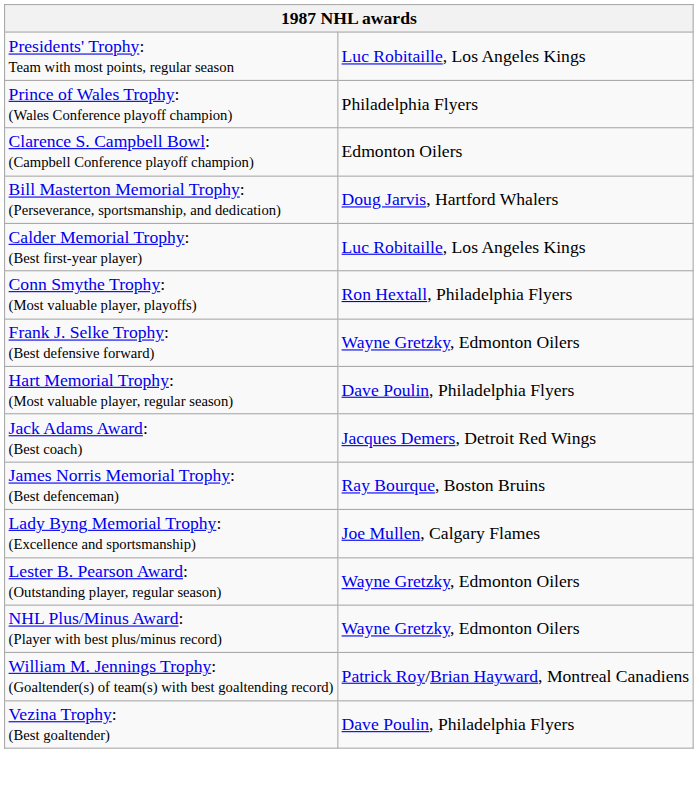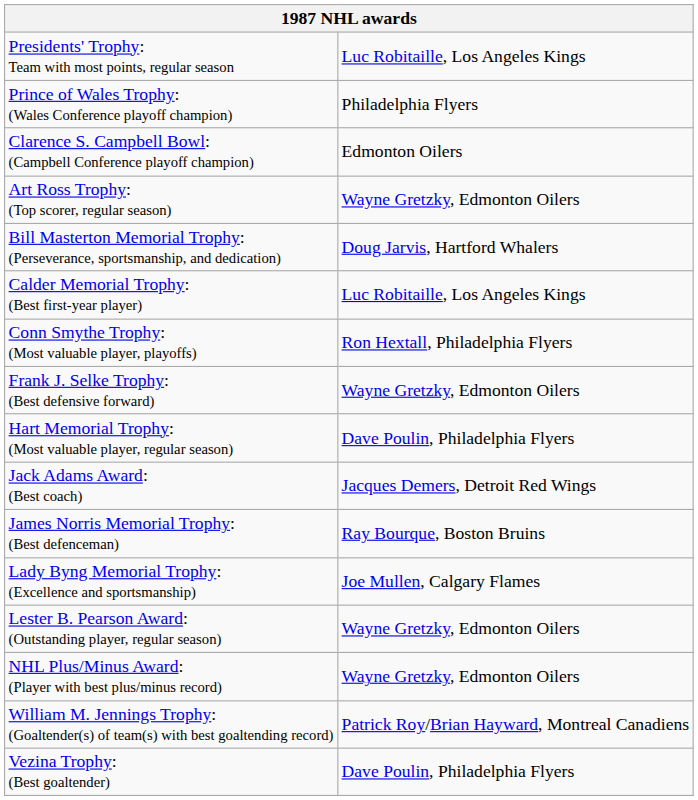+ row: (90, 199)
